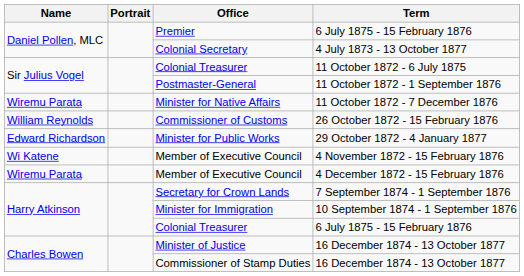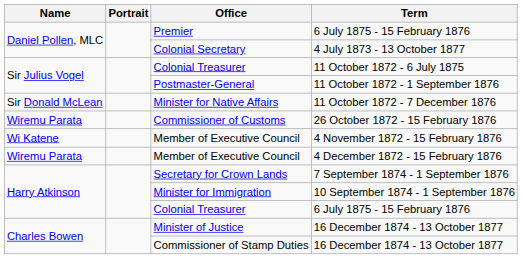(44, 102) Wiremu Parata -> (55, 102) Sir Donald McLean
(50, 120) William Reynolds -> (44, 120) Wiremu Parata
- row: (218, 138)
